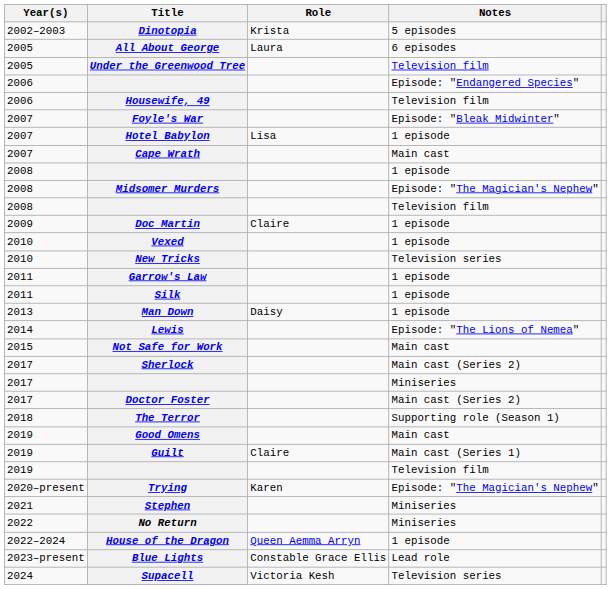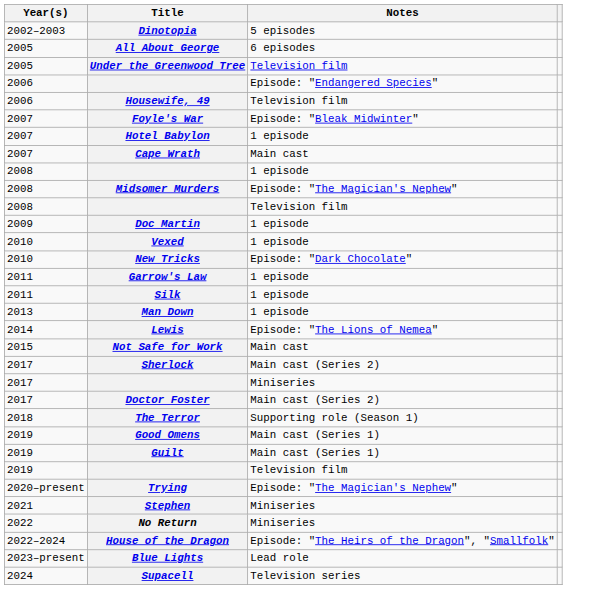- column: (318, 13)
(447, 259) Television series -> (331, 259) Episode: "Dark Chocolate"
(421, 435) Main cast -> (315, 435) Main cast (Series 1)
(421, 541) 1 episode -> (403, 541) Episode: "The Heirs of the Dragon", "Smallfolk"
